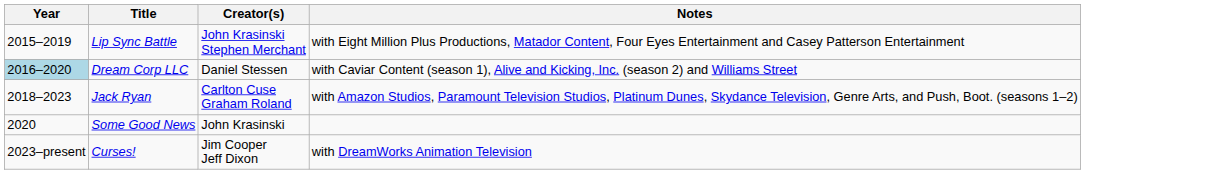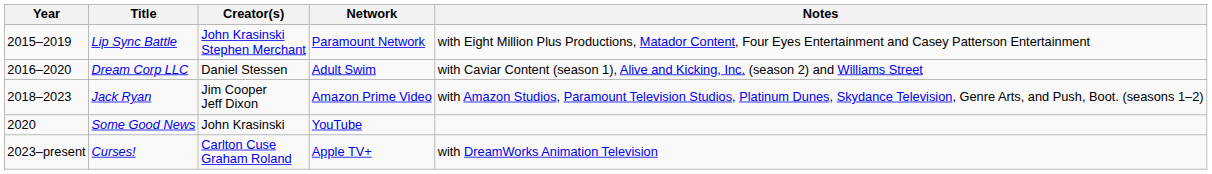+ column: (372, 14)
(39, 69) lightblue background -> (39, 69) no background
(246, 97) Carlton Cuse Graham Roland -> (234, 97) Jim Cooper Jeff Dixon
(234, 152) Jim Cooper Jeff Dixon -> (246, 152) Carlton Cuse Graham Roland
